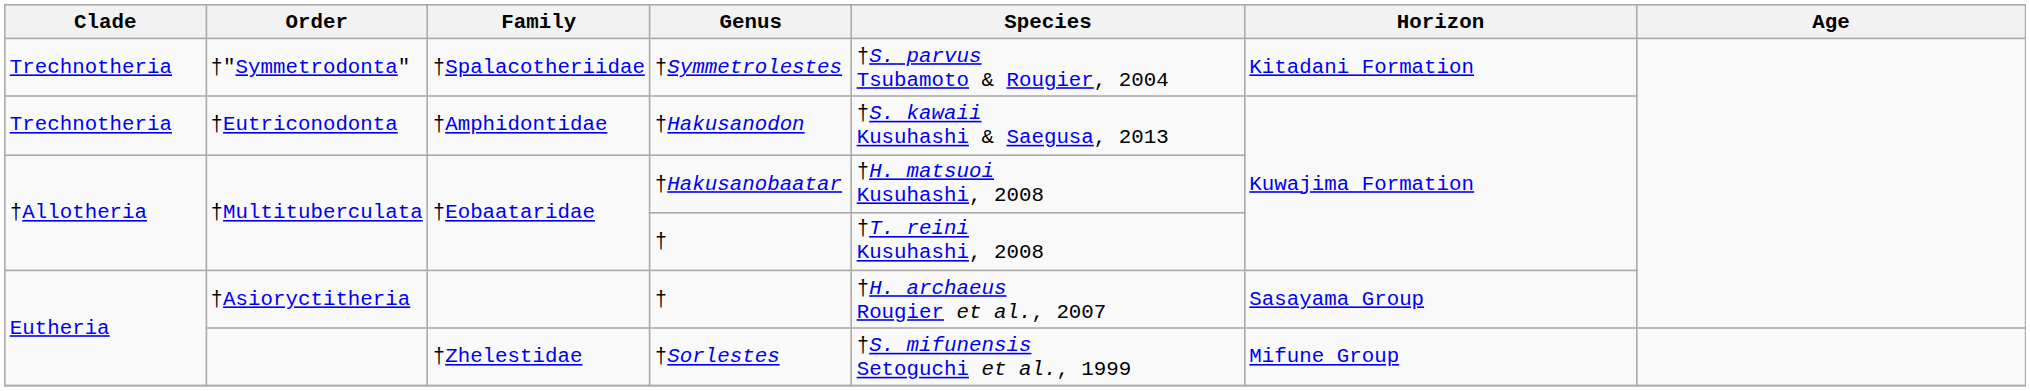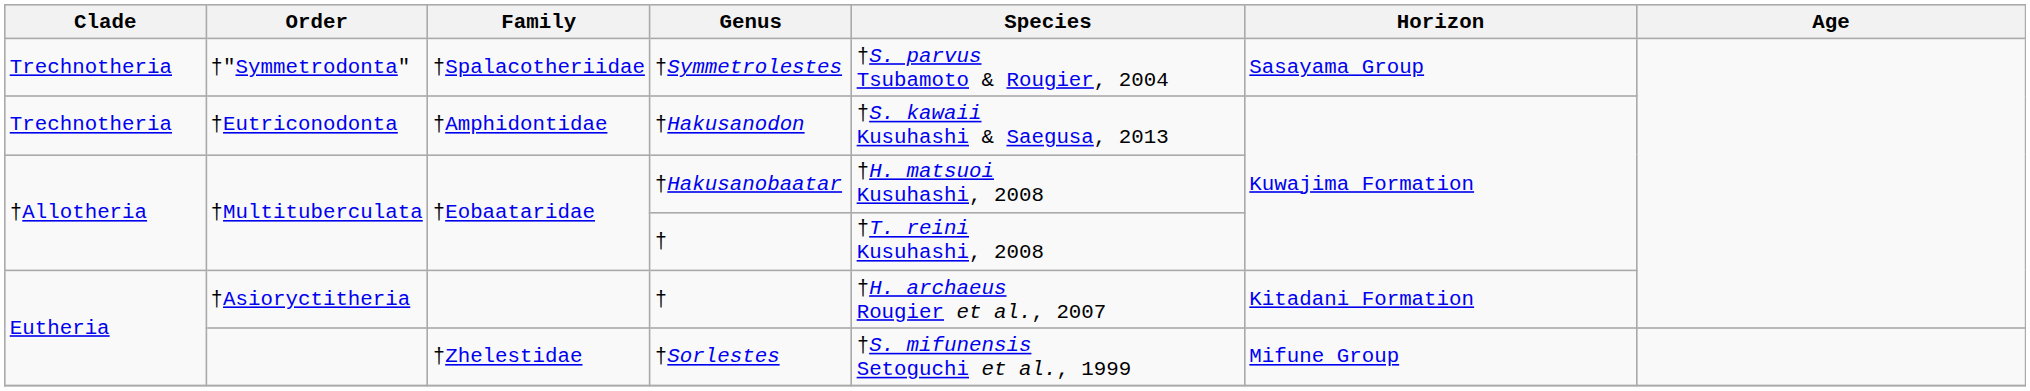(1362, 68) Kitadani Formation -> (1337, 68) Sasayama Group
(1337, 299) Sasayama Group -> (1362, 299) Kitadani Formation
